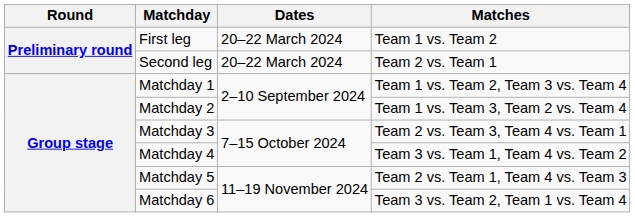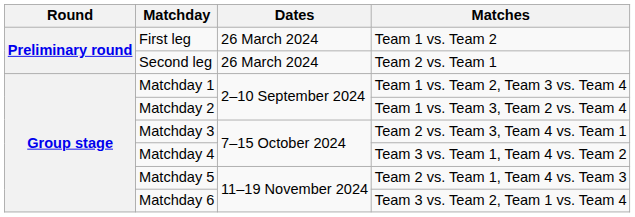(282, 39) 20–22 March 2024 -> (270, 39) 26 March 2024
(282, 62) 20–22 March 2024 -> (270, 62) 26 March 2024
